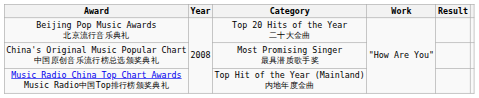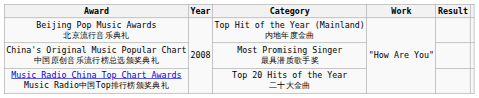(290, 30) Top 20 Hits of the Year 二十大金曲 -> (290, 30) Top Hit of the Year (Mainland) 内地年度金曲
(290, 80) Top Hit of the Year (Mainland) 内地年度金曲 -> (290, 80) Top 20 Hits of the Year 二十大金曲
